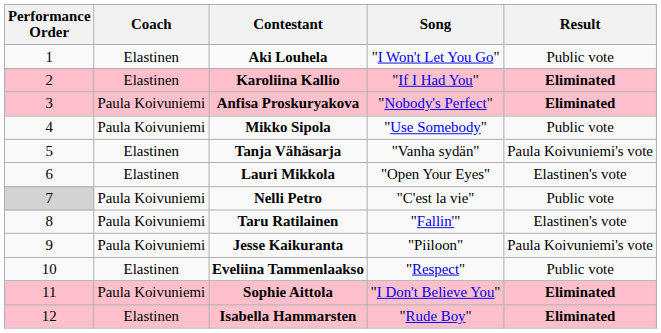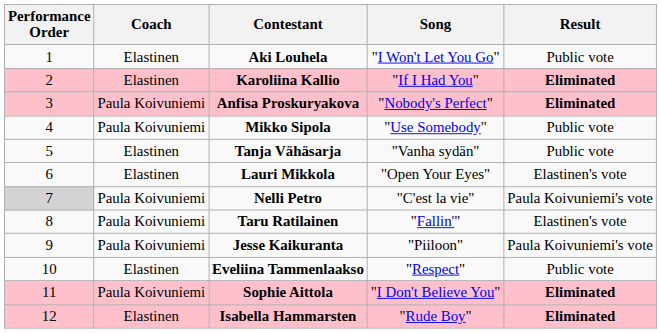(580, 151) Paula Koivuniemi's vote -> (580, 151) Public vote
(580, 198) Public vote -> (580, 198) Paula Koivuniemi's vote
